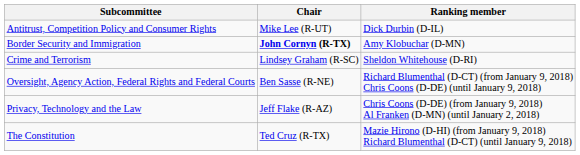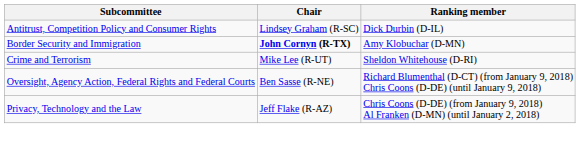(295, 28) Mike Lee (R-UT) -> (309, 28) Lindsey Graham (R-SC)
(309, 60) Lindsey Graham (R-SC) -> (295, 60) Mike Lee (R-UT)
- row: (41, 136)
